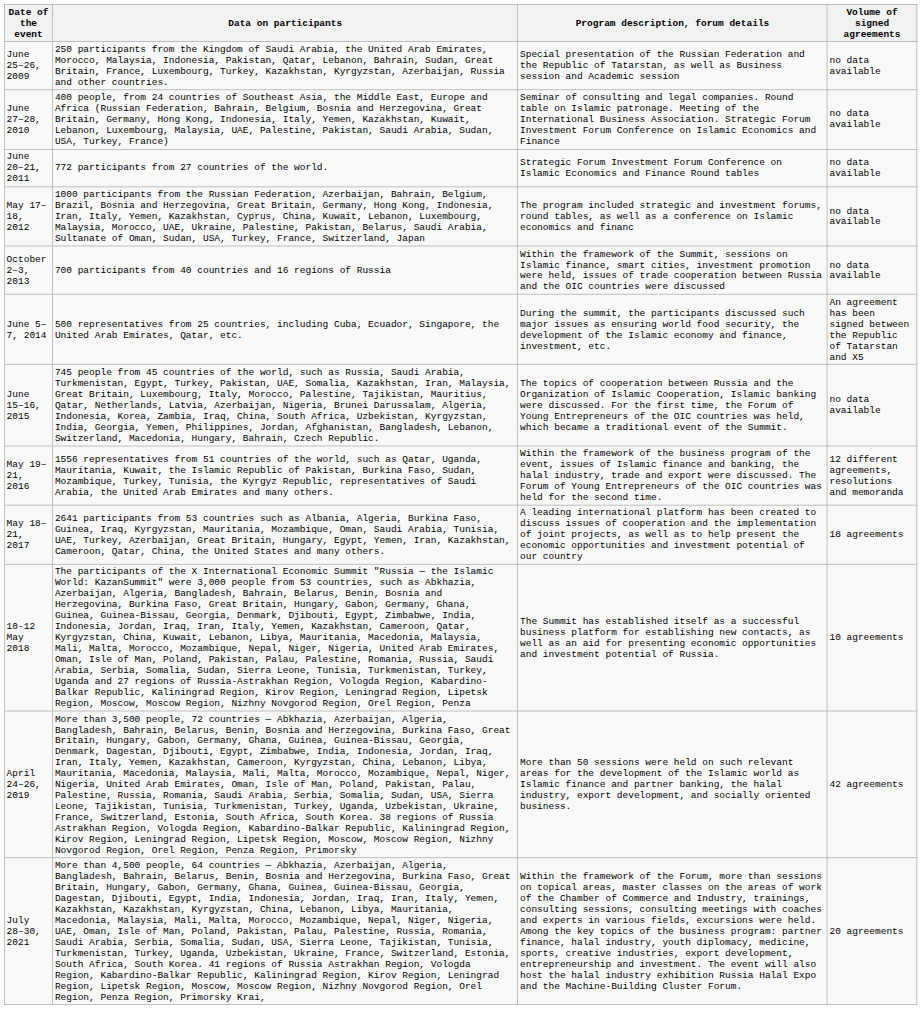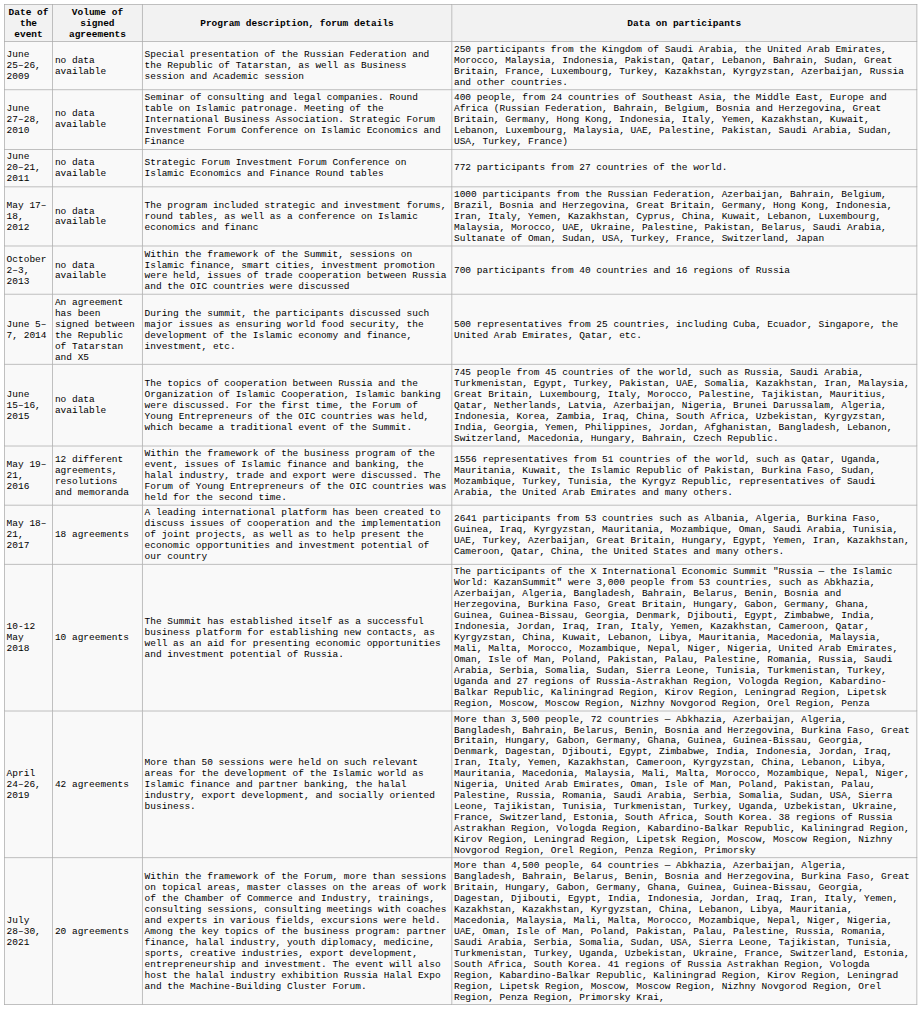columns swapped: (285, 23) <-> (872, 23)
